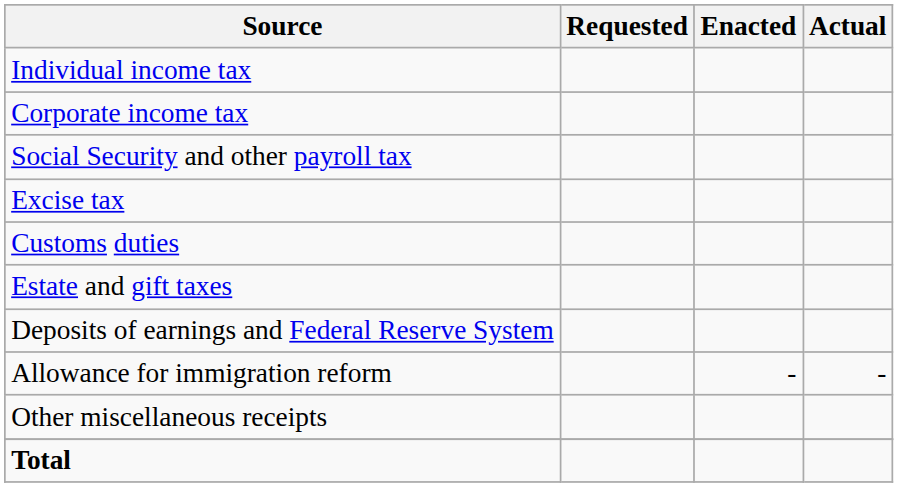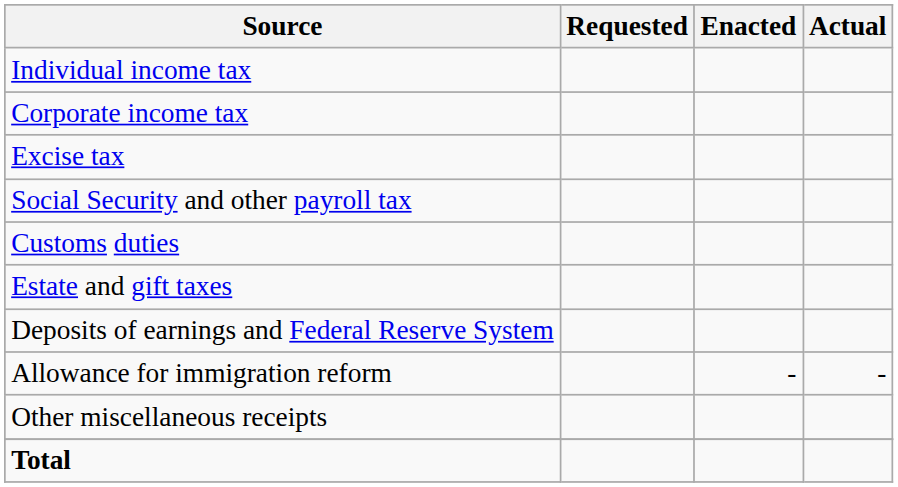rows swapped: (211, 156) <-> (68, 199)
